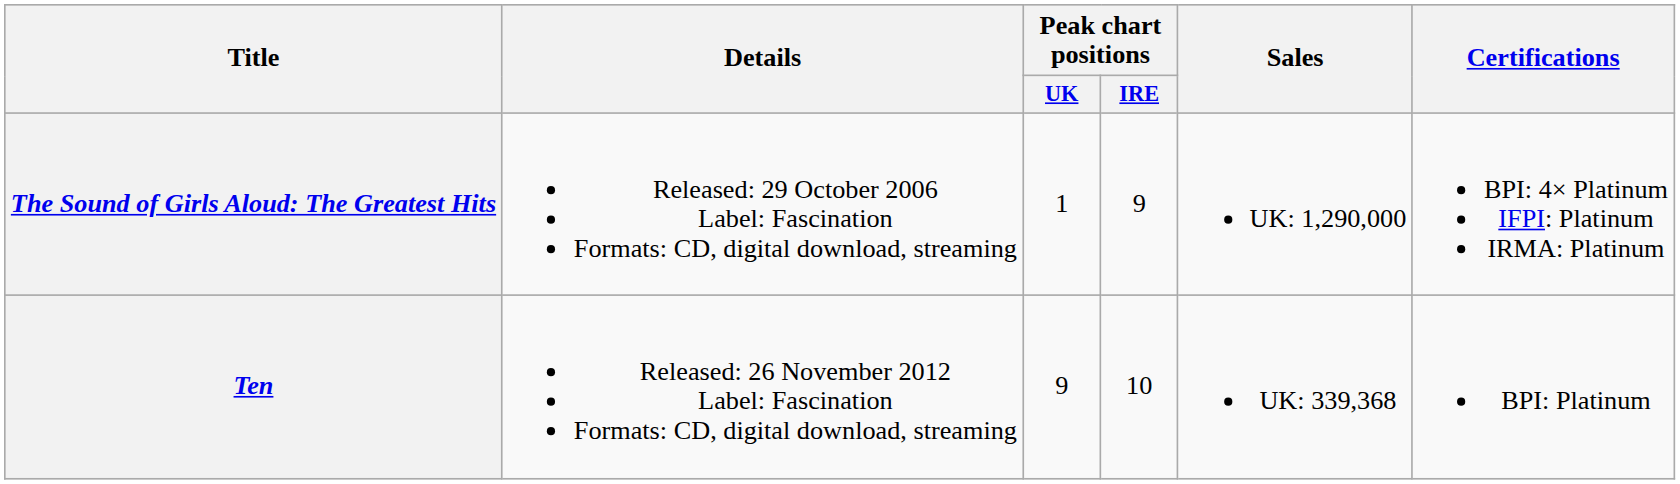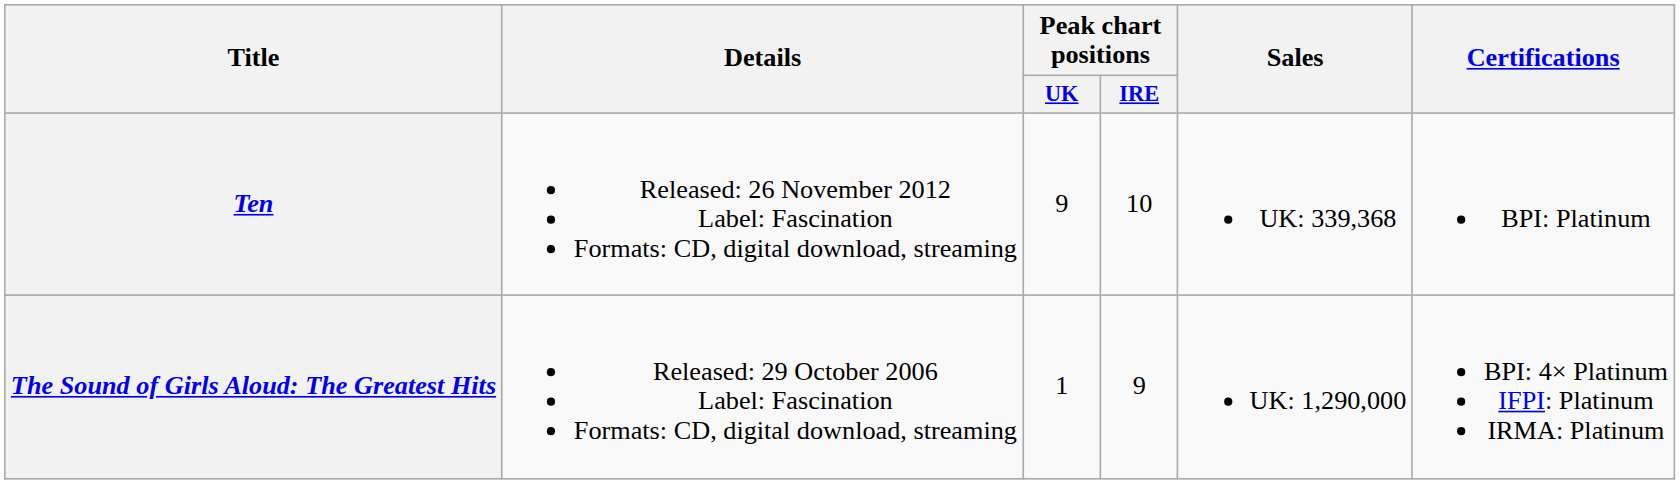rows swapped: (253, 203) <-> (253, 386)
